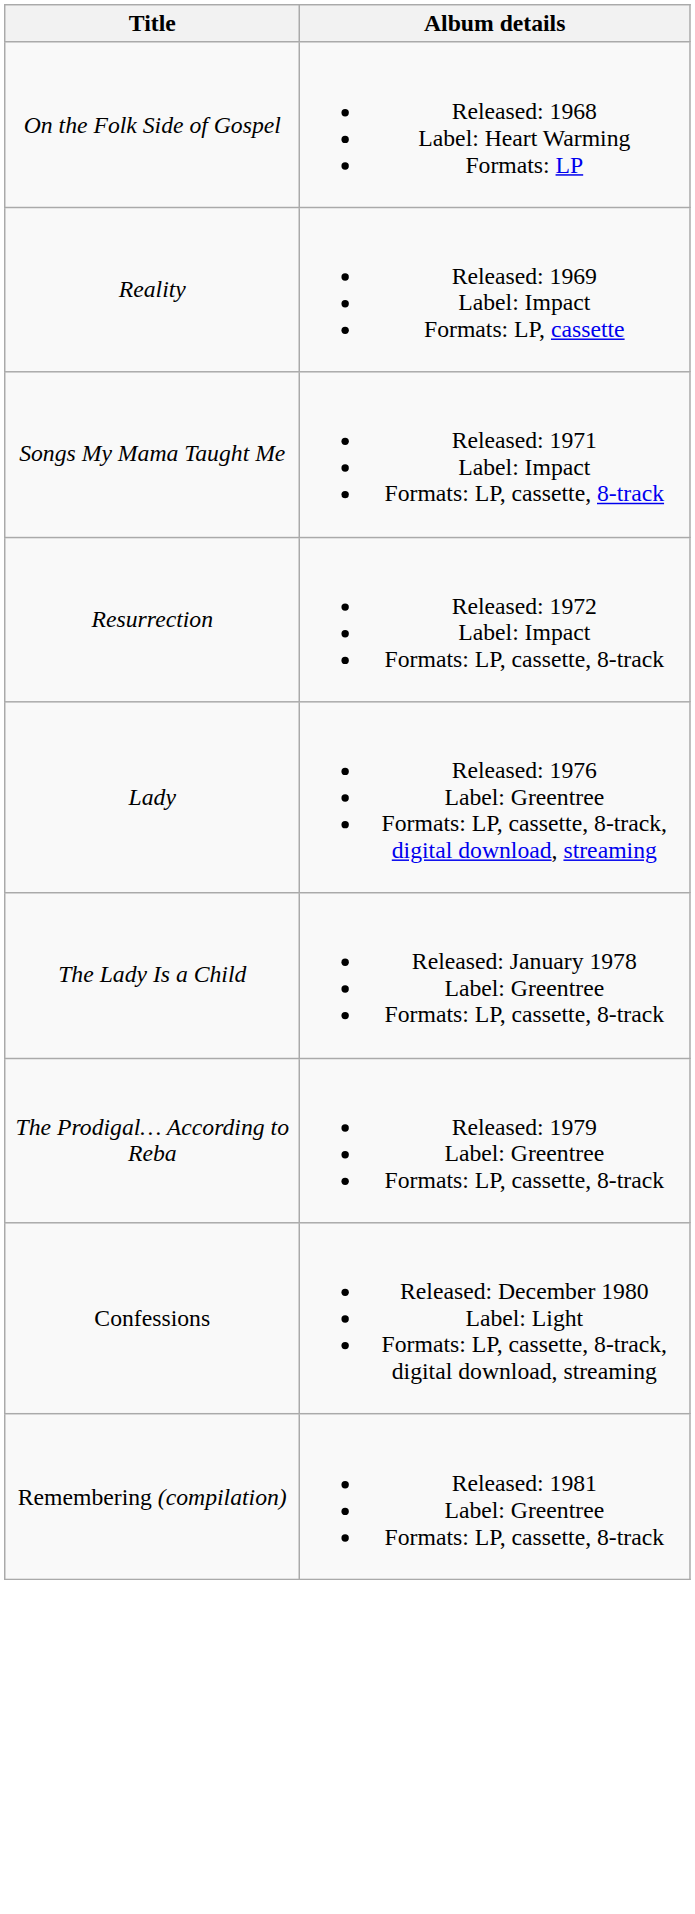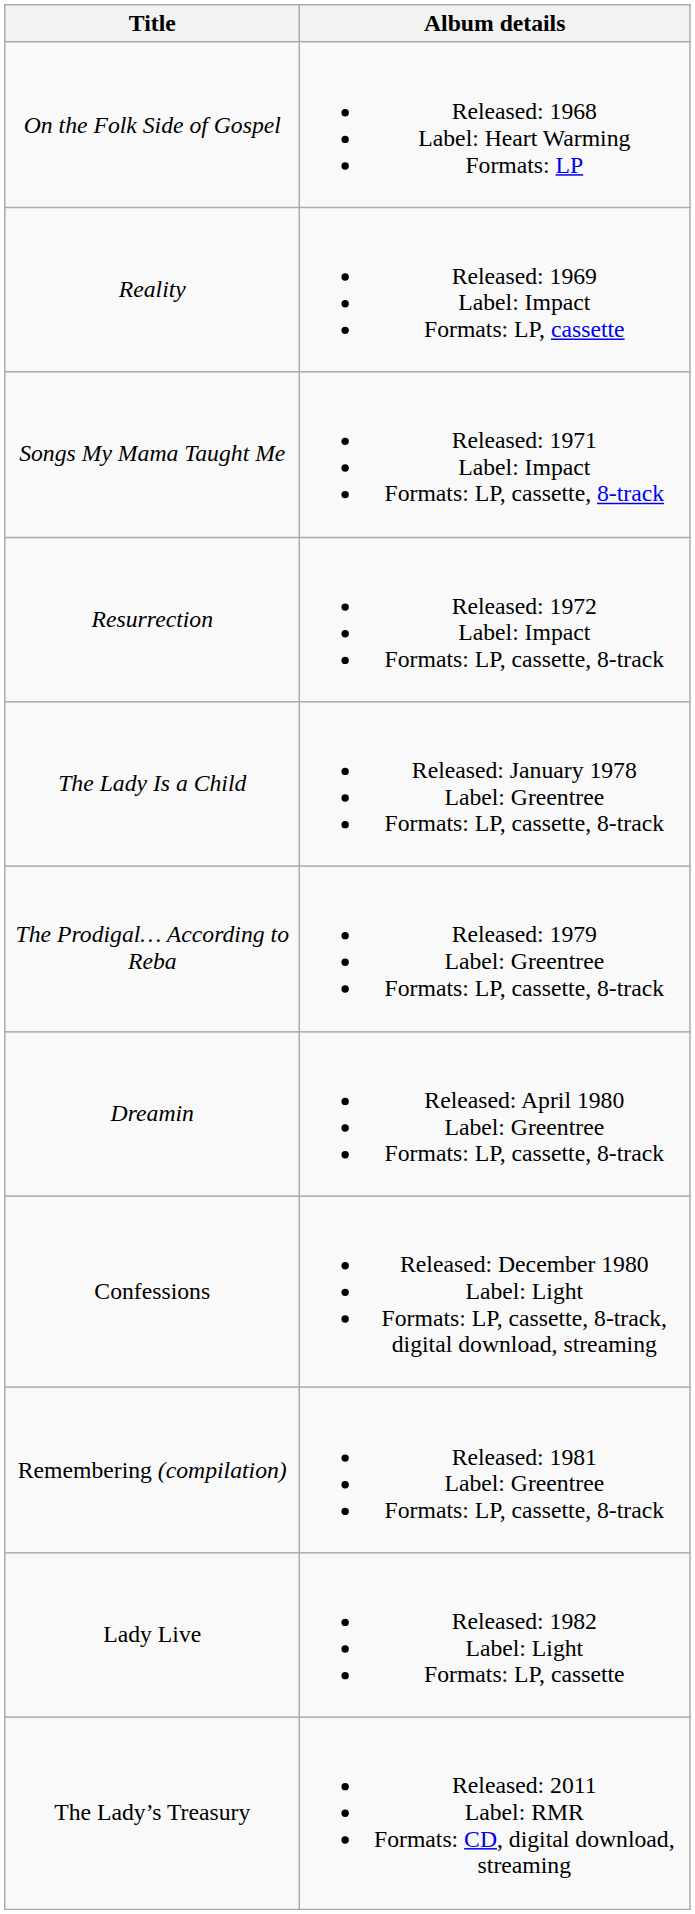- row: (152, 797)
+ row: (152, 1113)
+ row: (152, 1634)
+ row: (152, 1812)
